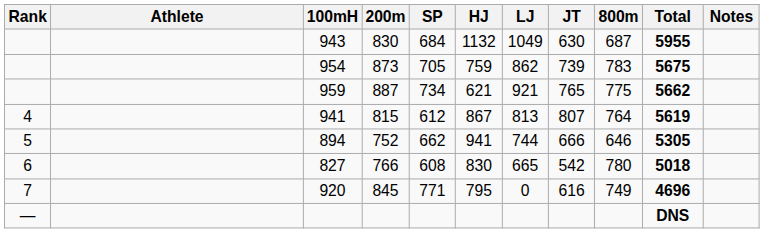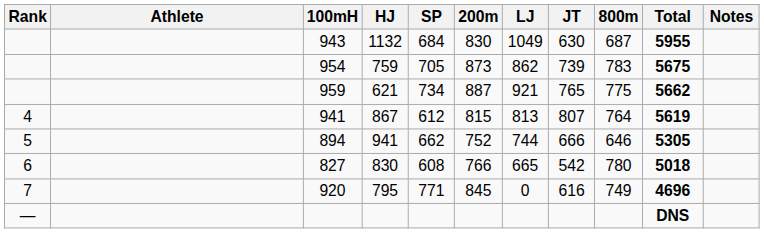columns swapped: (479, 16) <-> (385, 16)
